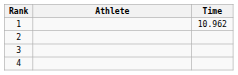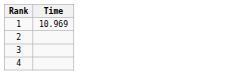- column: (112, 11)
(212, 24) 10.962 -> (53, 24) 10.969
